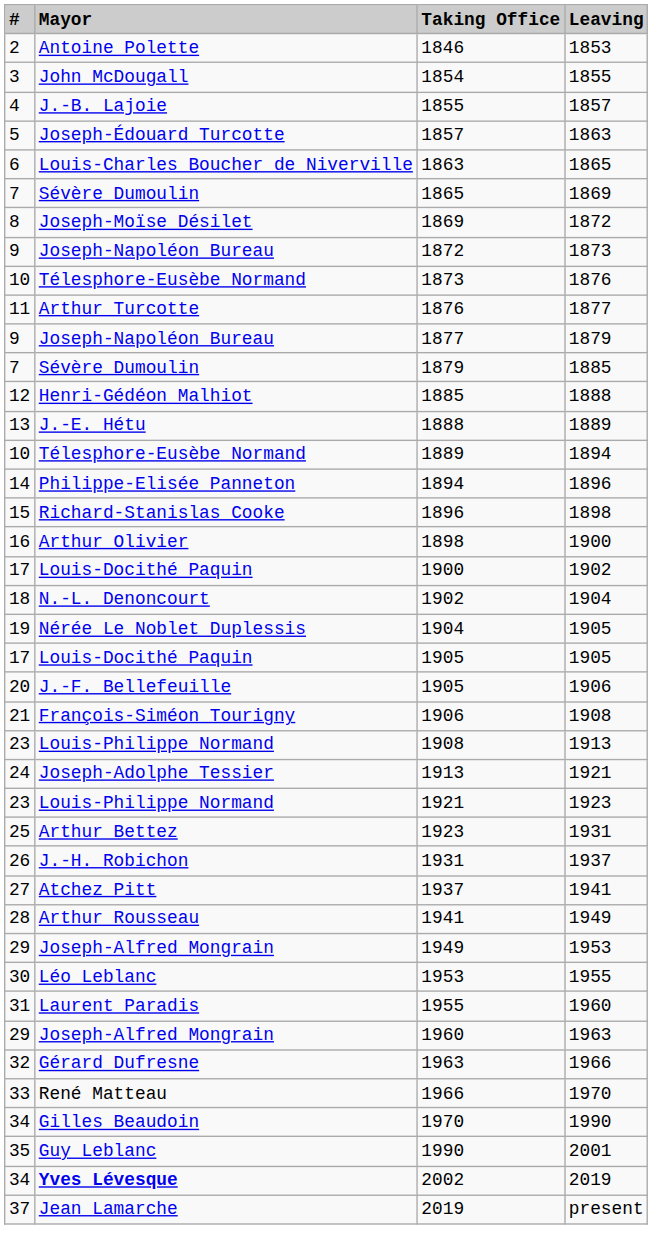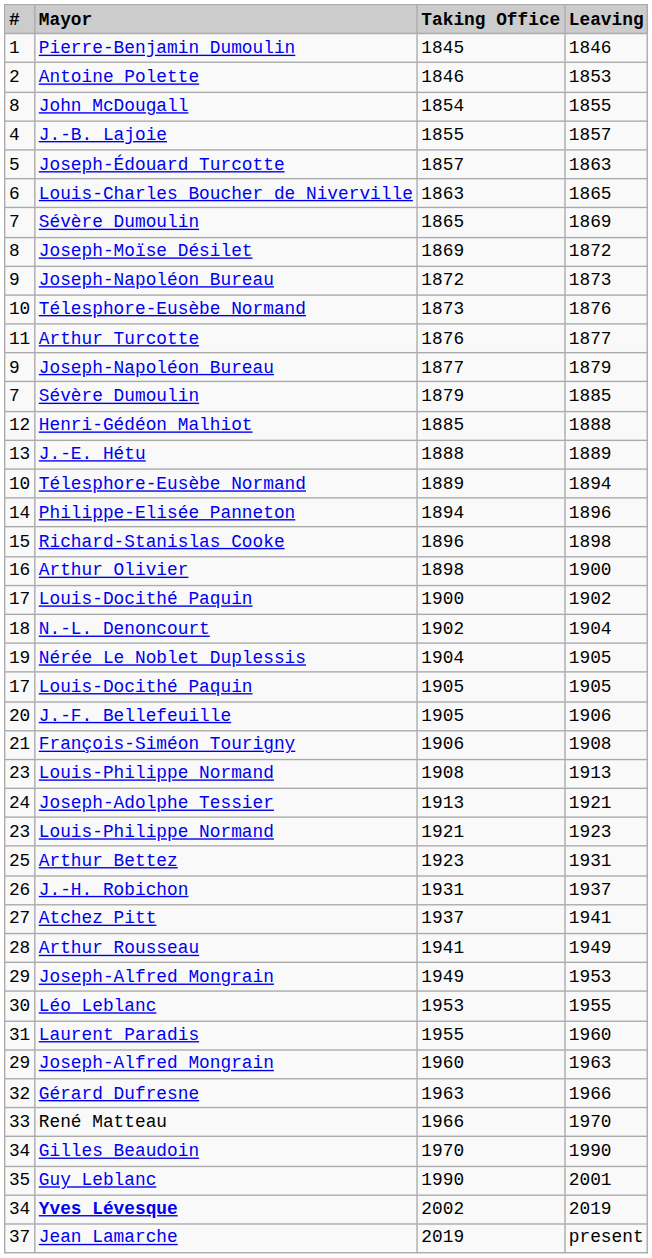+ row: (443, 48)
(14, 77) 3 -> (14, 106) 8
